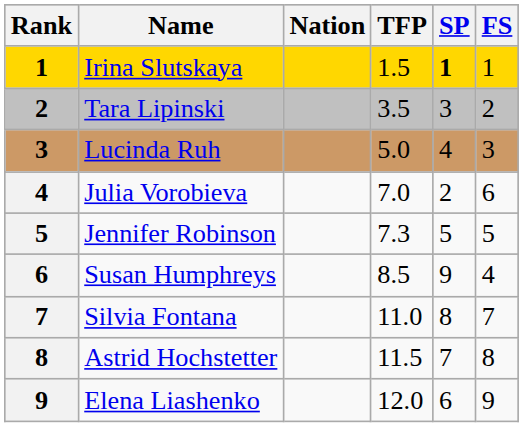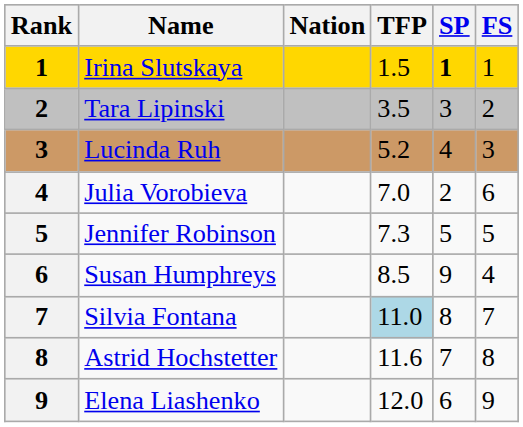(394, 150) 5.0 -> (394, 150) 5.2
(400, 316) no background -> (400, 316) lightblue background
(400, 358) 11.5 -> (400, 358) 11.6
